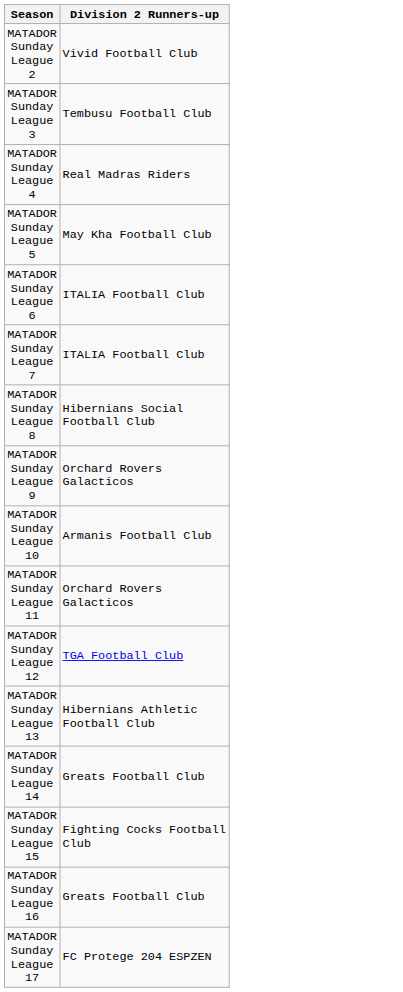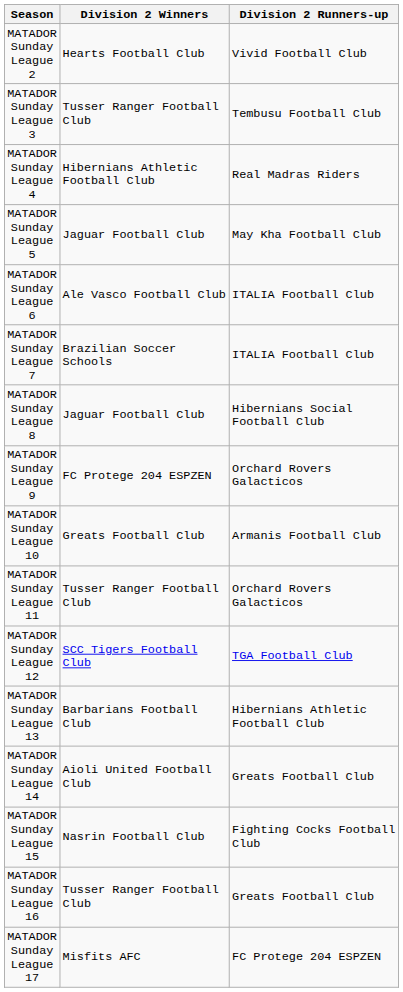+ column: (144, 14)
